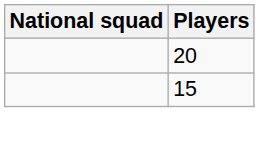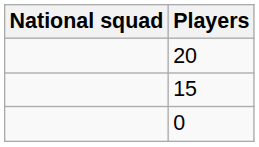+ row: (179, 123)
